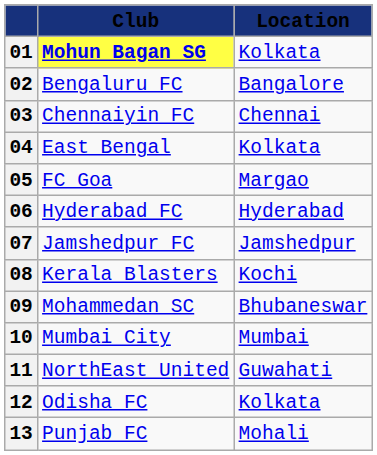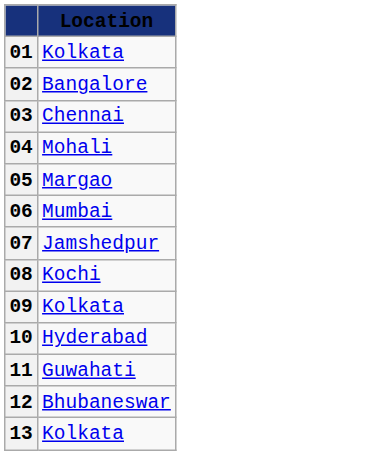- column: (136, 21)
(280, 148) Kolkata -> (77, 148) Mohali
(291, 211) Hyderabad -> (77, 211) Mumbai
(303, 307) Bhubaneswar -> (83, 307) Kolkata
(274, 338) Mumbai -> (95, 338) Hyderabad
(280, 402) Kolkata -> (106, 402) Bhubaneswar
(274, 434) Mohali -> (83, 434) Kolkata
